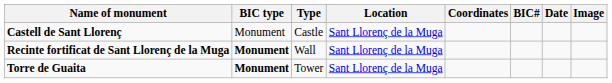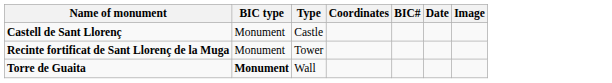- column: (386, 13)
(262, 50) bold -> (260, 50) normal
(305, 50) Wall -> (309, 50) Tower
(309, 68) Tower -> (305, 68) Wall
